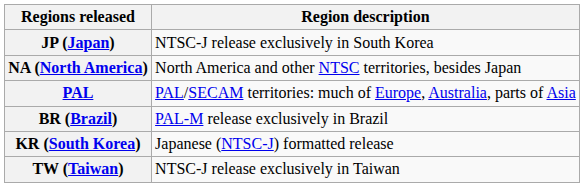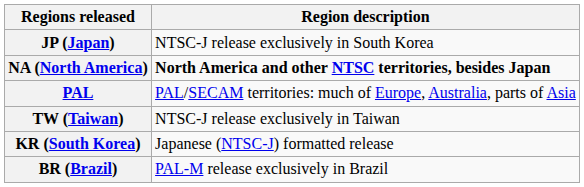(338, 67) normal -> (353, 67) bold
rows swapped: (78, 118) <-> (78, 169)
